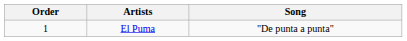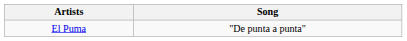- column: (46, 12)
